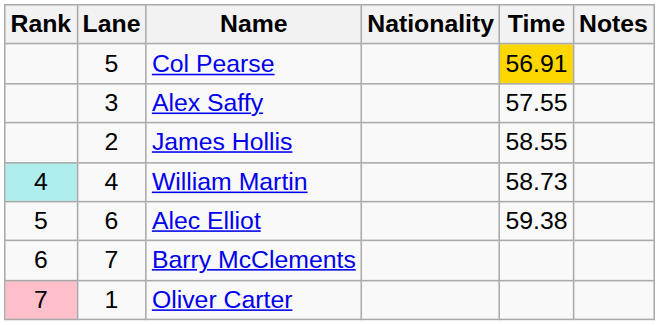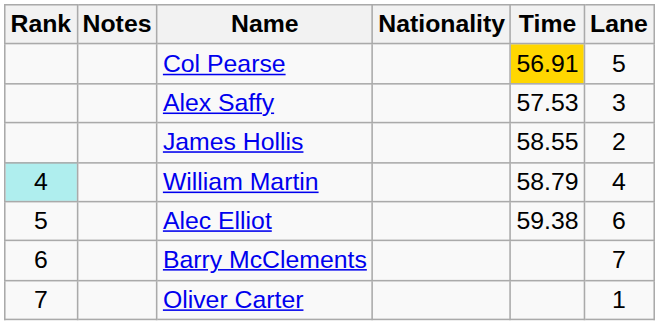columns swapped: (112, 24) <-> (613, 24)
(537, 102) 57.55 -> (548, 102) 57.53
(537, 181) 58.73 -> (548, 181) 58.79
(41, 299) pink background -> (41, 299) no background
